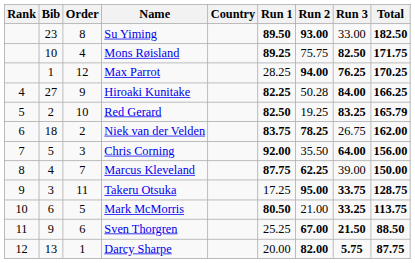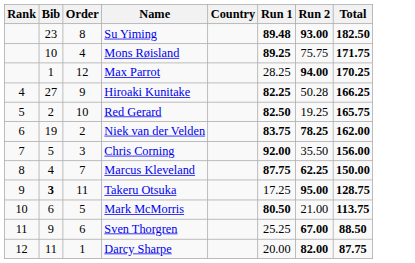- column: (352, 14)
(277, 33) 89.50 -> (277, 33) 89.48
(390, 111) 165.79 -> (353, 111) 165.75
(51, 131) 18 -> (51, 131) 19
(51, 190) normal -> (51, 190) bold
(51, 248) 13 -> (51, 248) 11
